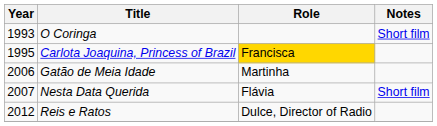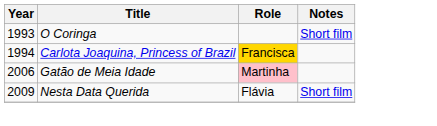(21, 53) 1995 -> (21, 53) 1994
(265, 72) no background -> (265, 72) pink background
(21, 92) 2007 -> (21, 92) 2009
- row: (76, 111)
